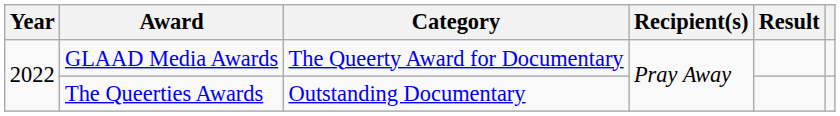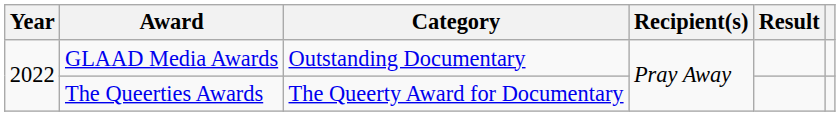(456, 57) The Queerty Award for Documentary -> (407, 57) Outstanding Documentary
(407, 93) Outstanding Documentary -> (456, 93) The Queerty Award for Documentary
